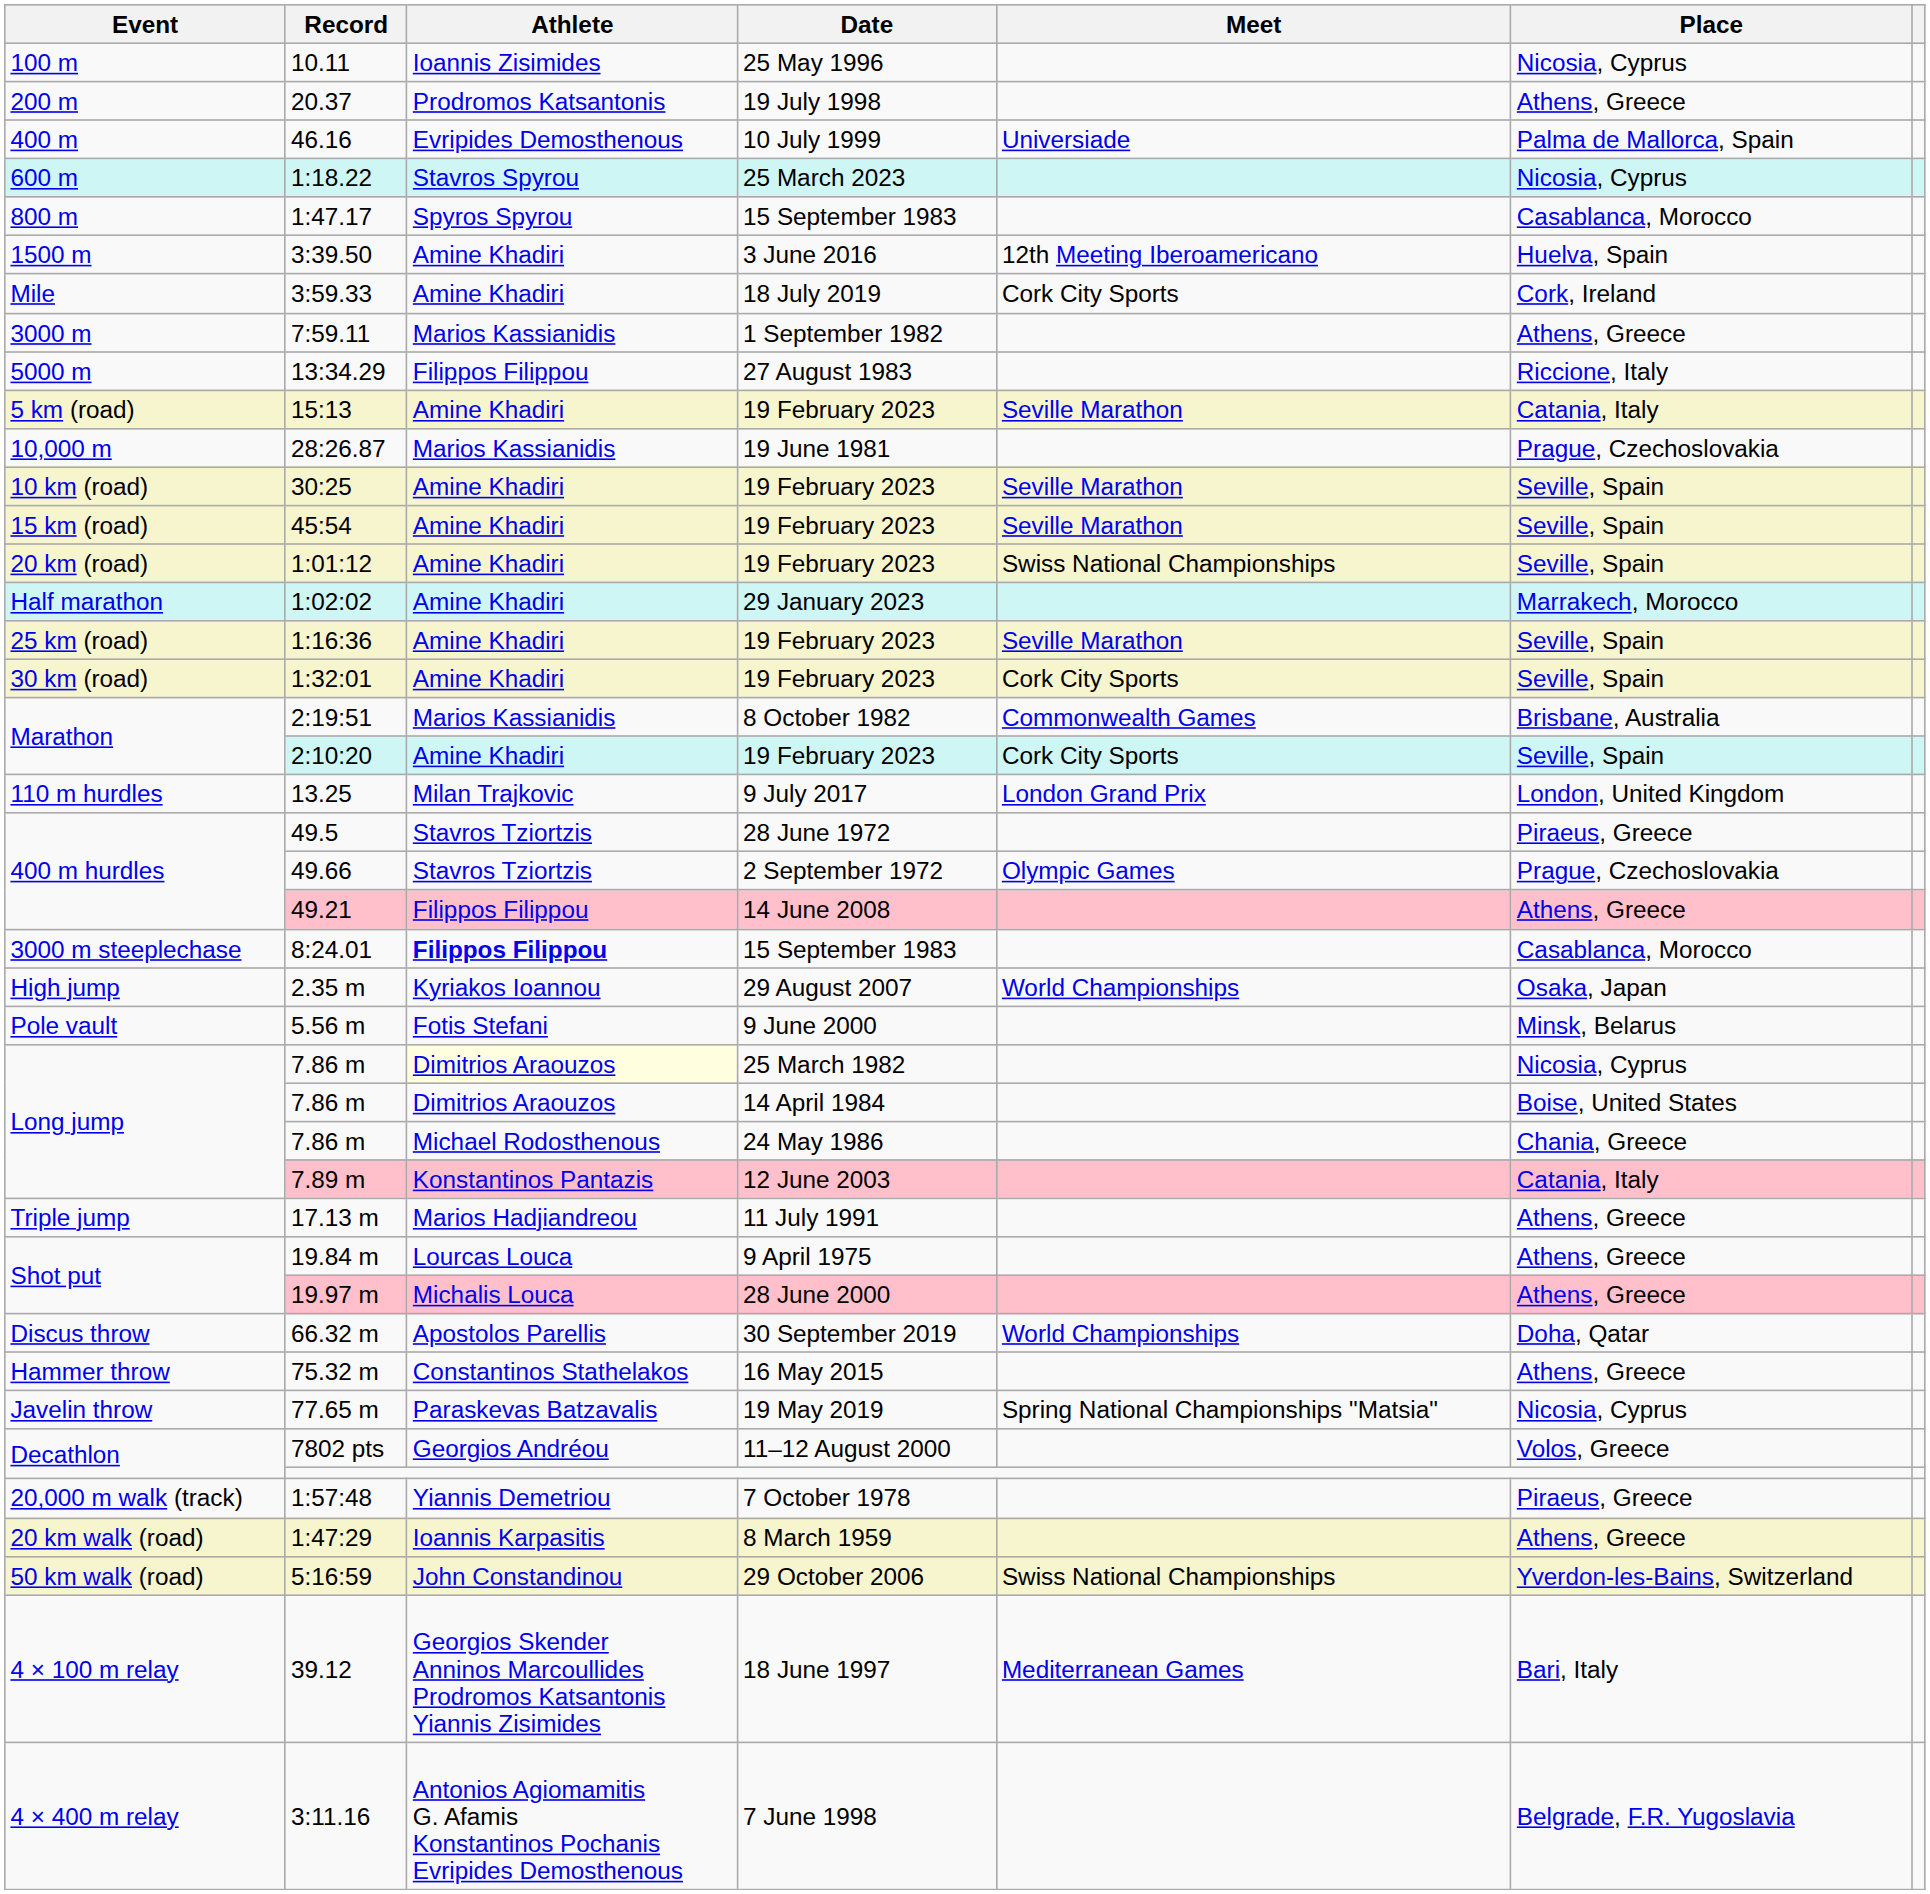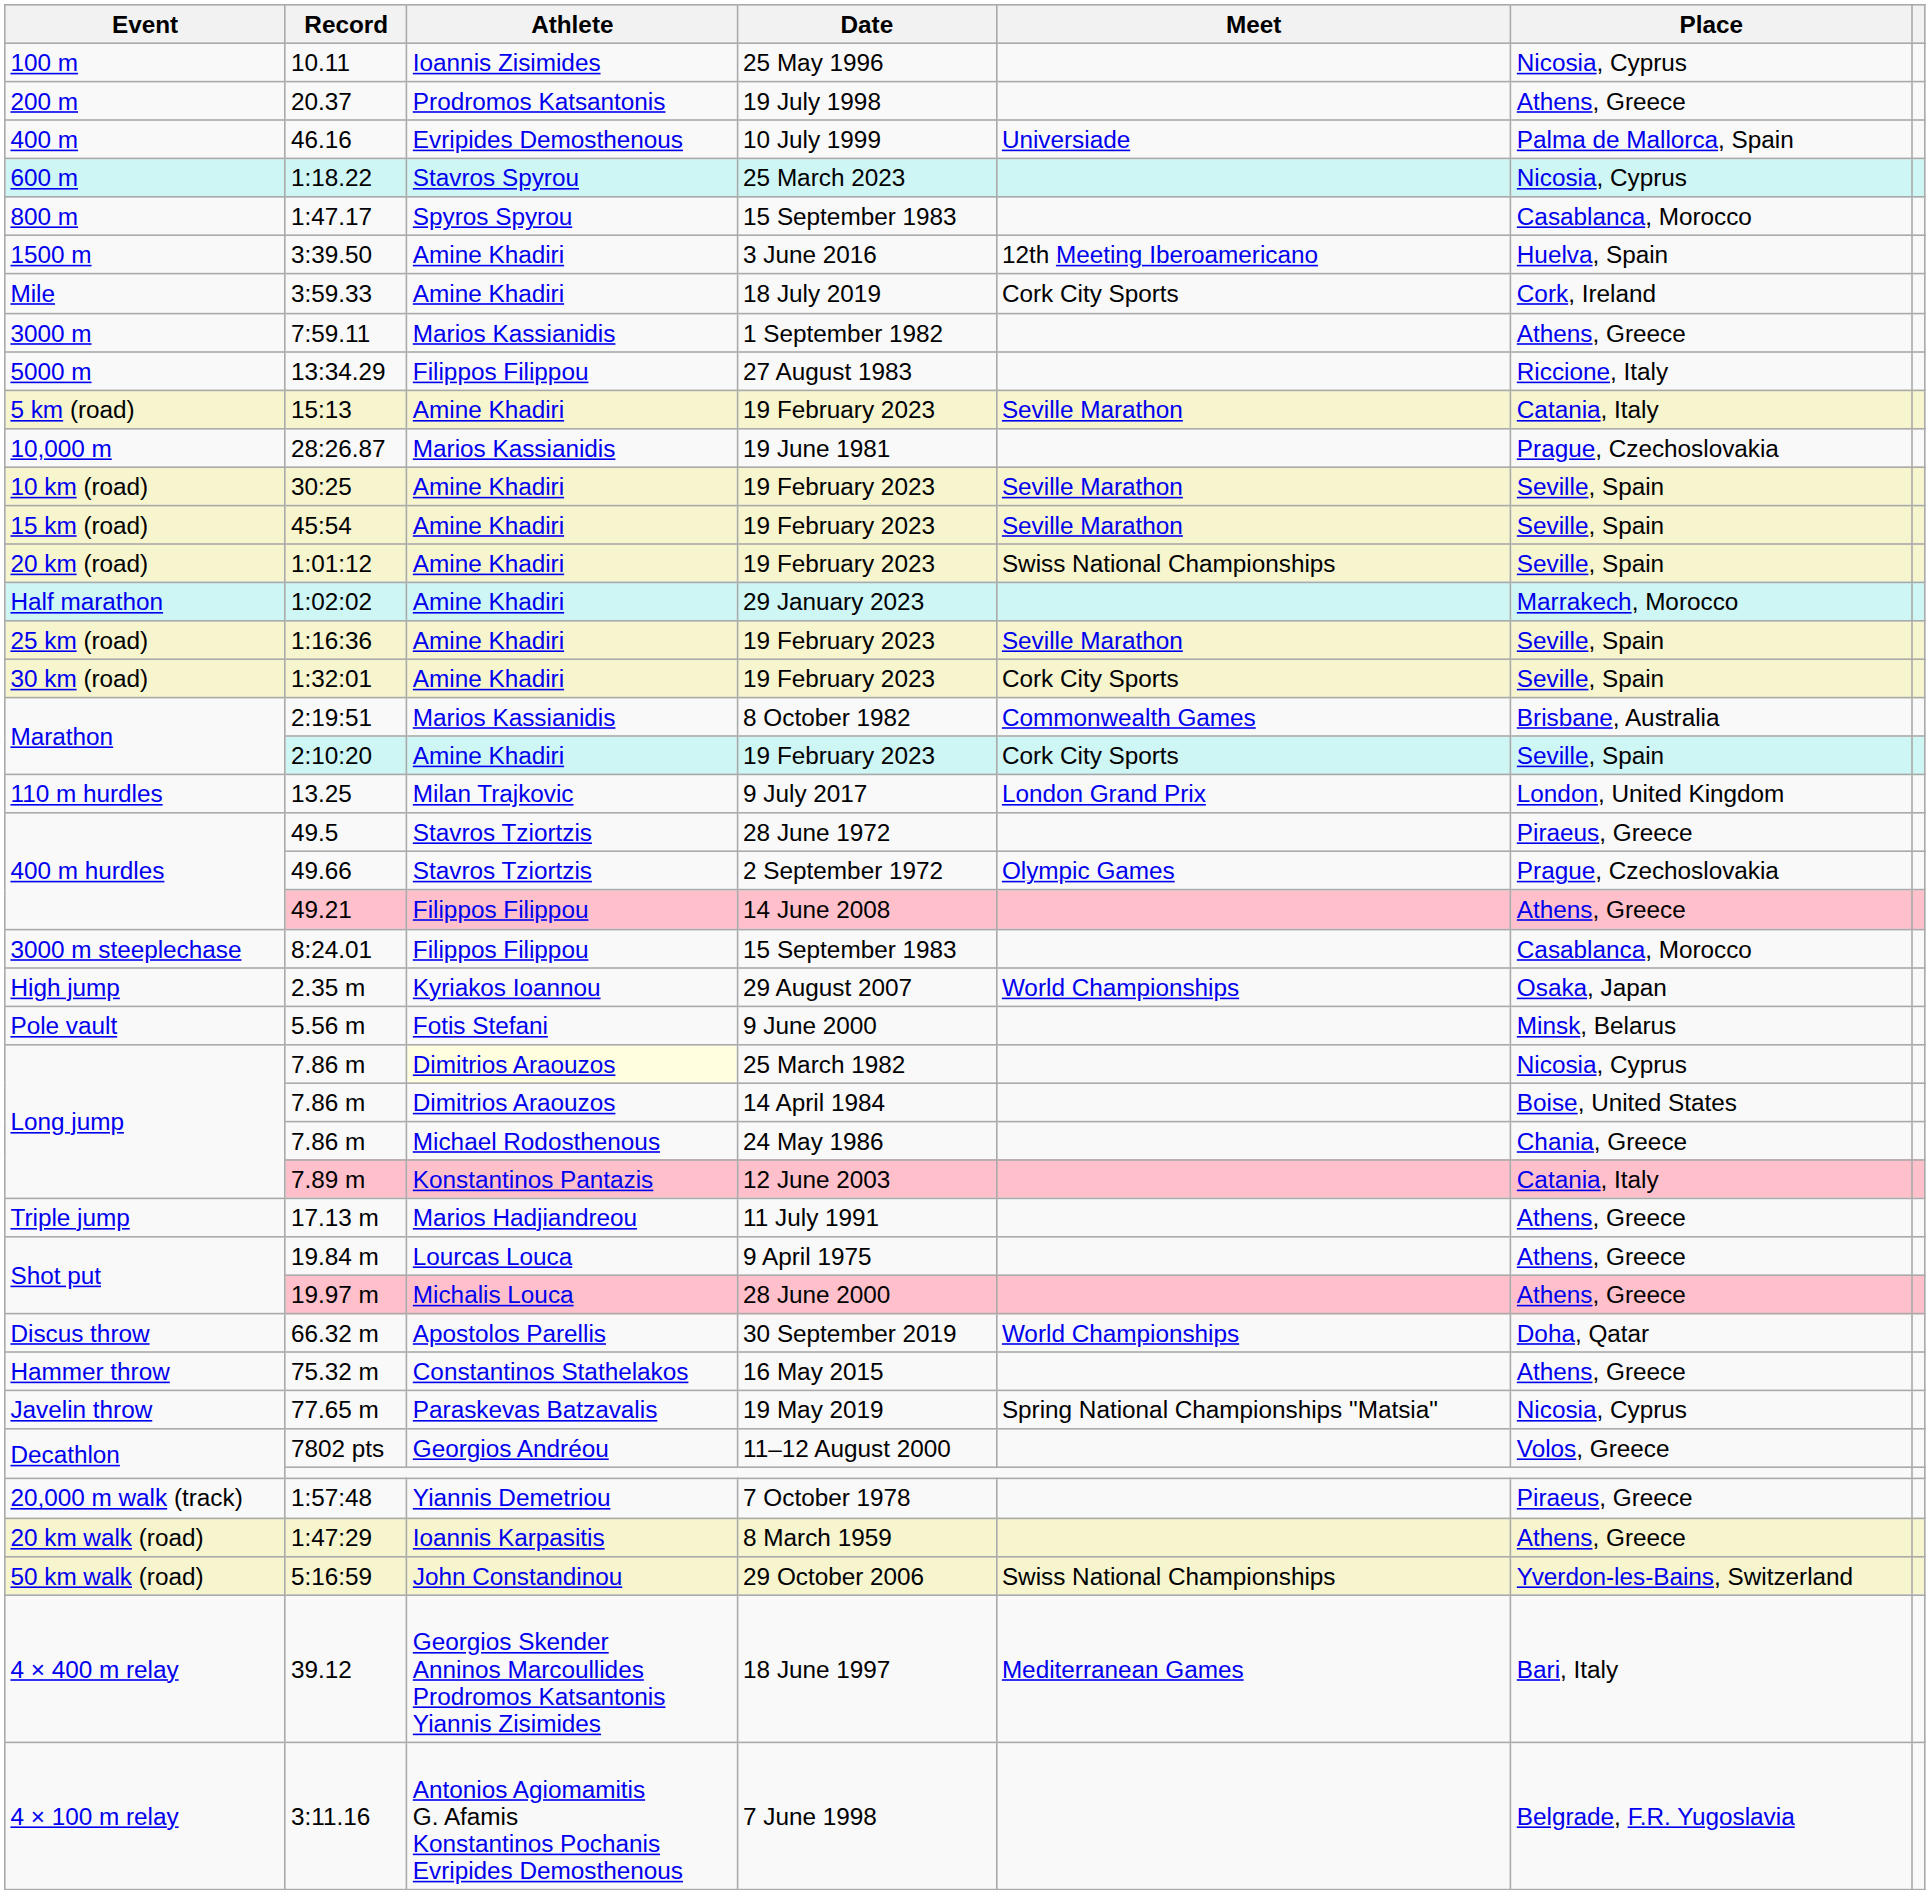(510, 948) bold -> (501, 948) normal
(95, 1668) 4 × 100 m relay -> (95, 1668) 4 × 400 m relay
(95, 1816) 4 × 400 m relay -> (95, 1816) 4 × 100 m relay
